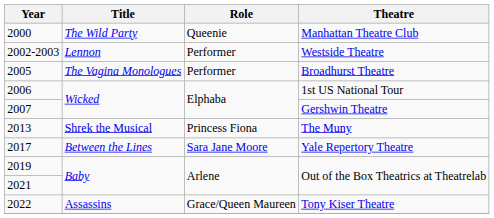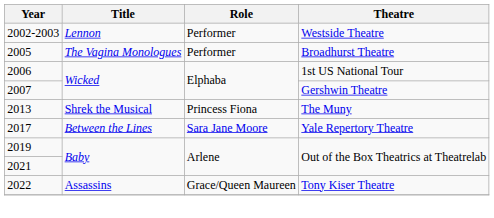- row: (19, 33)
